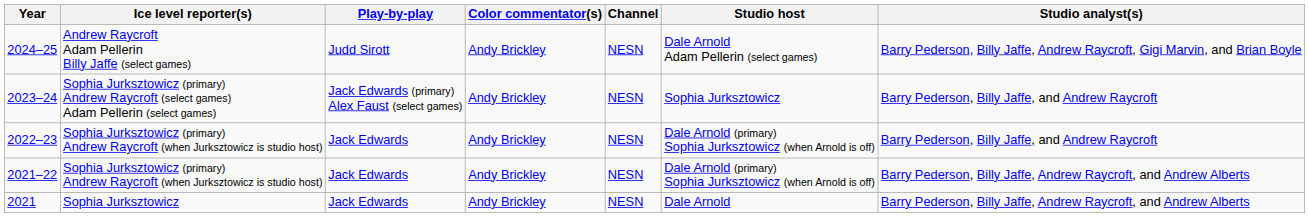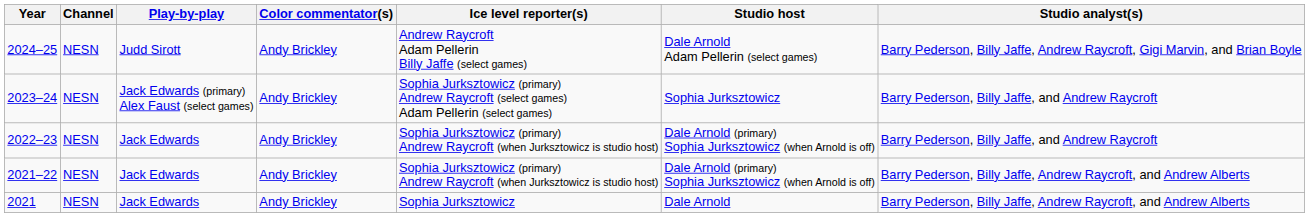columns swapped: (633, 14) <-> (193, 14)
